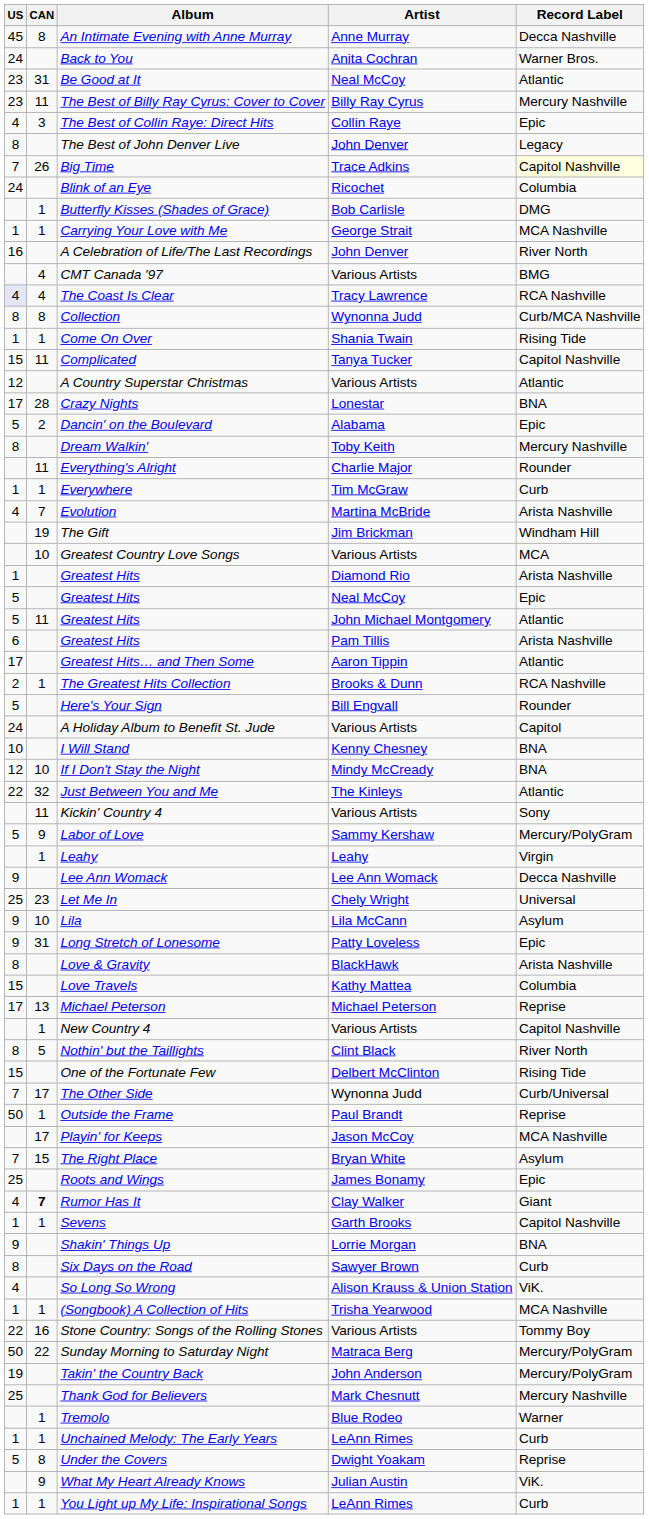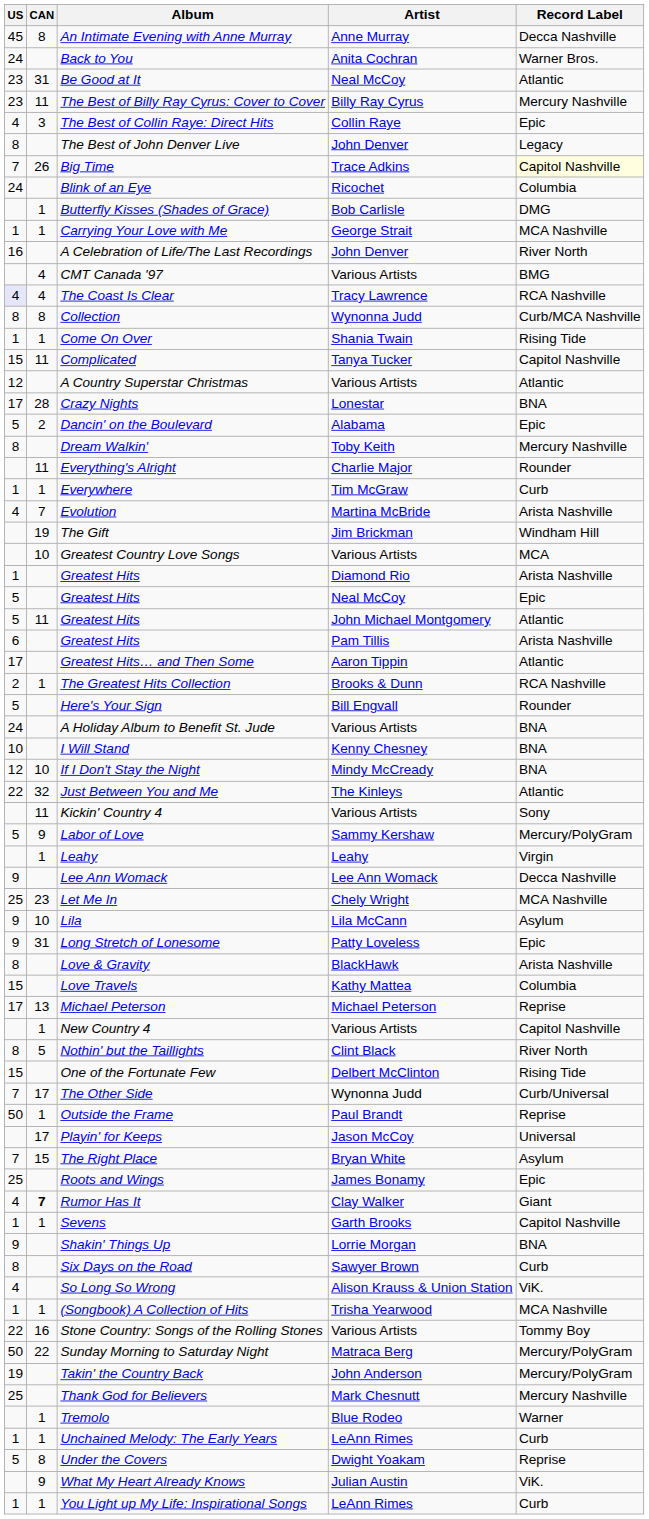(540, 727) Capitol -> (533, 727) BNA
(547, 899) Universal -> (563, 899) MCA Nashville
(563, 1136) MCA Nashville -> (547, 1136) Universal
